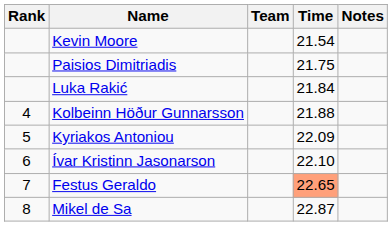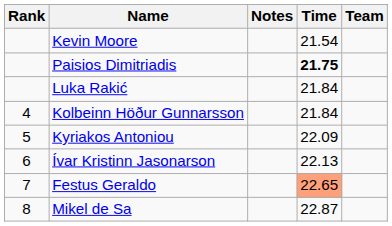columns swapped: (270, 16) <-> (363, 16)
(316, 64) normal -> (319, 64) bold
(316, 112) 21.88 -> (319, 112) 21.84
(316, 161) 22.10 -> (319, 161) 22.13
